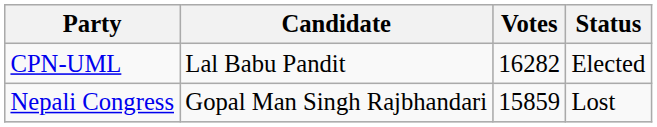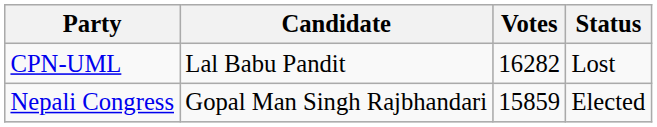(608, 63) Elected -> (593, 63) Lost
(593, 102) Lost -> (608, 102) Elected
